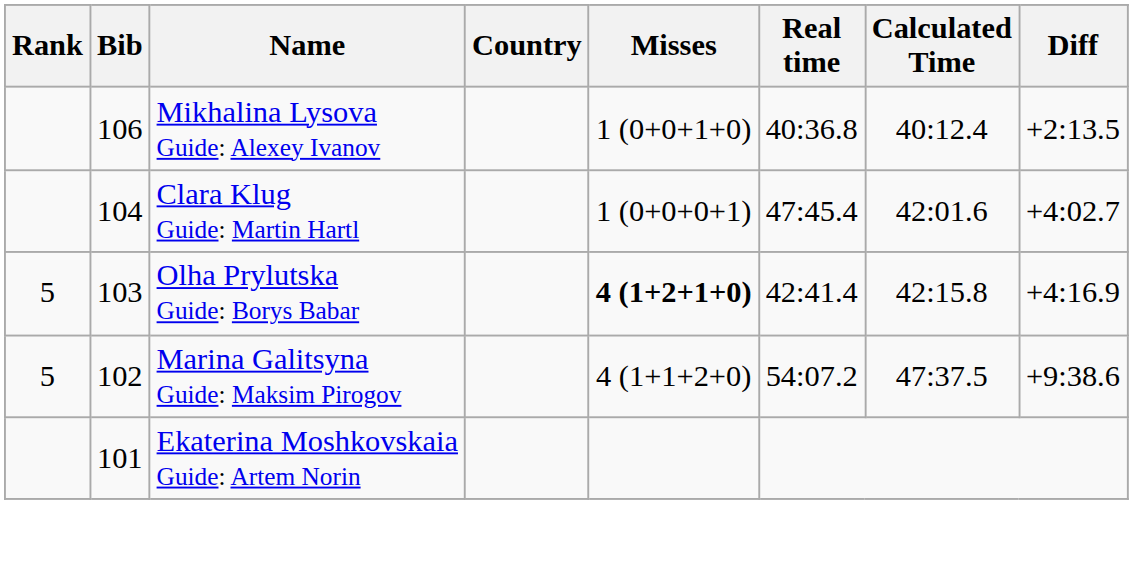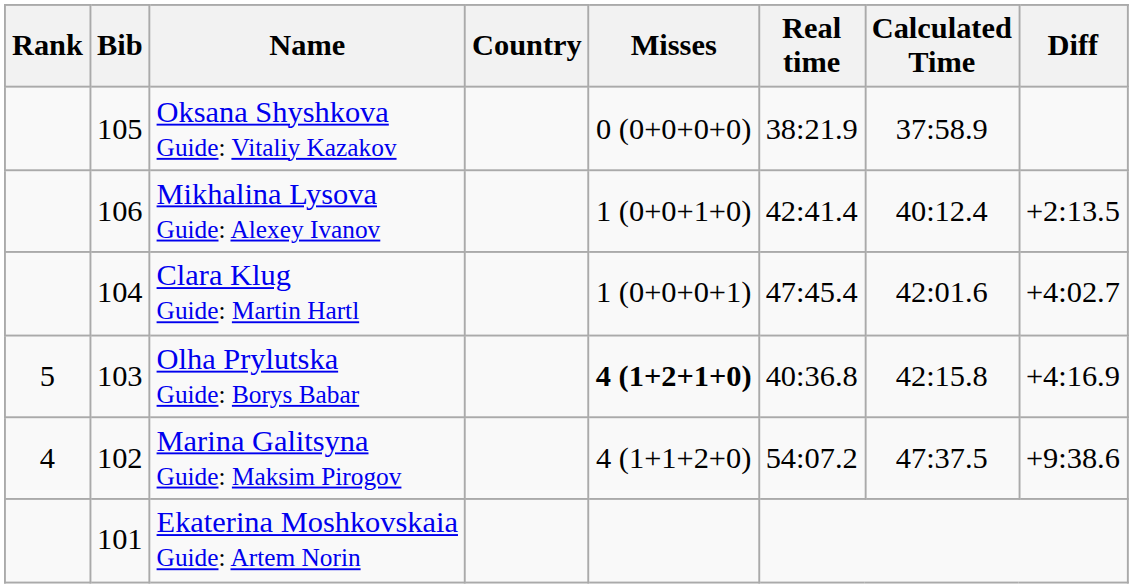+ row: (277, 128)
(812, 128) 40:36.8 -> (812, 210) 42:41.4
(812, 292) 42:41.4 -> (812, 375) 40:36.8
(47, 375) 5 -> (47, 457) 4
